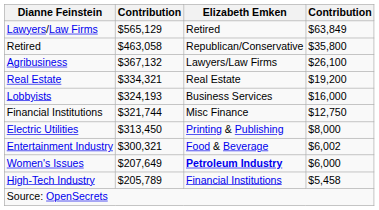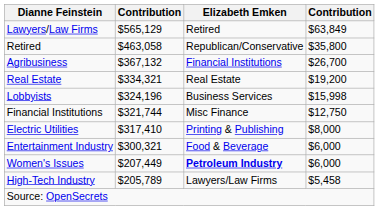(232, 63) Lawyers/Law Firms -> (234, 63) Financial Institutions
(327, 63) $26,100 -> (327, 63) $26,700
(140, 96) $324,193 -> (140, 96) $324,196
(327, 96) $16,000 -> (327, 96) $15,998
(140, 130) $313,450 -> (140, 130) $317,410
(324, 146) $6,002 -> (324, 146) $6,000
(140, 163) $207,649 -> (140, 163) $207,449
(234, 180) Financial Institutions -> (232, 180) Lawyers/Law Firms
